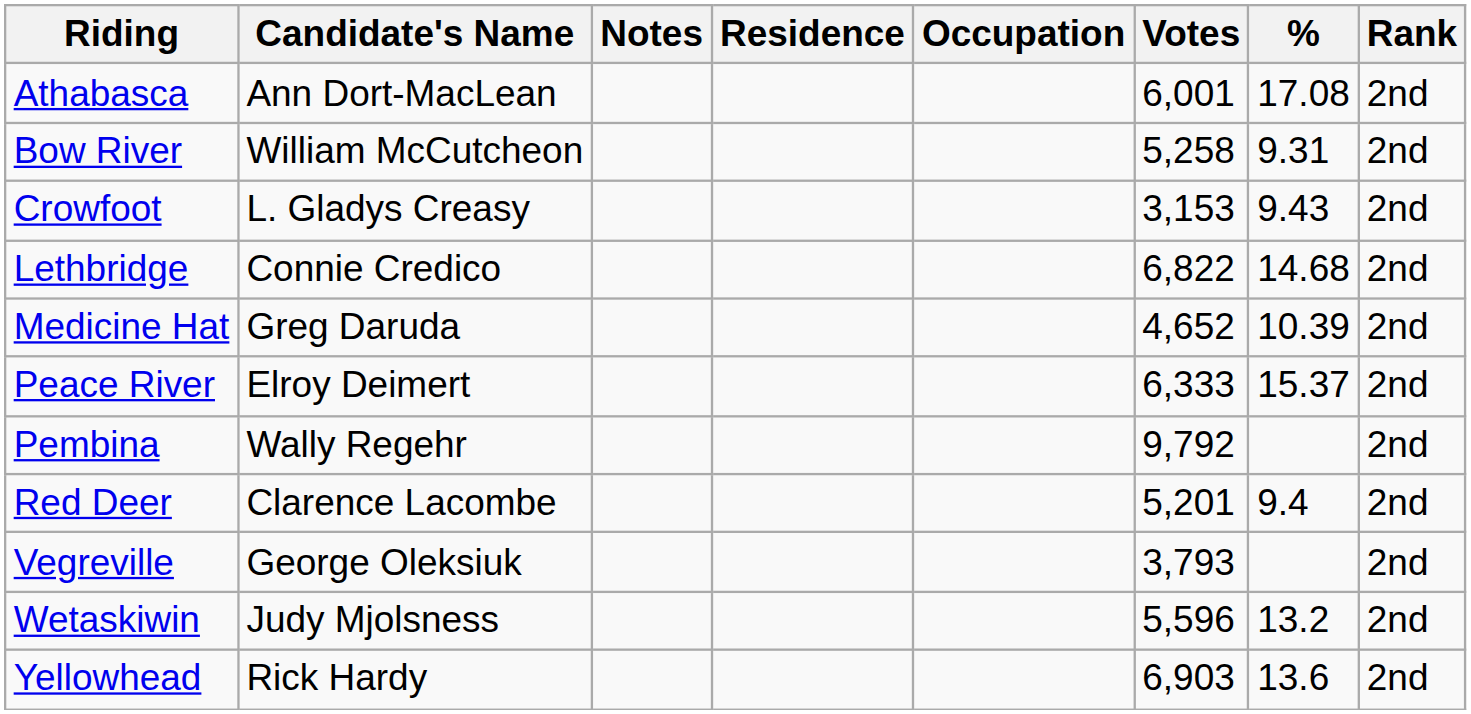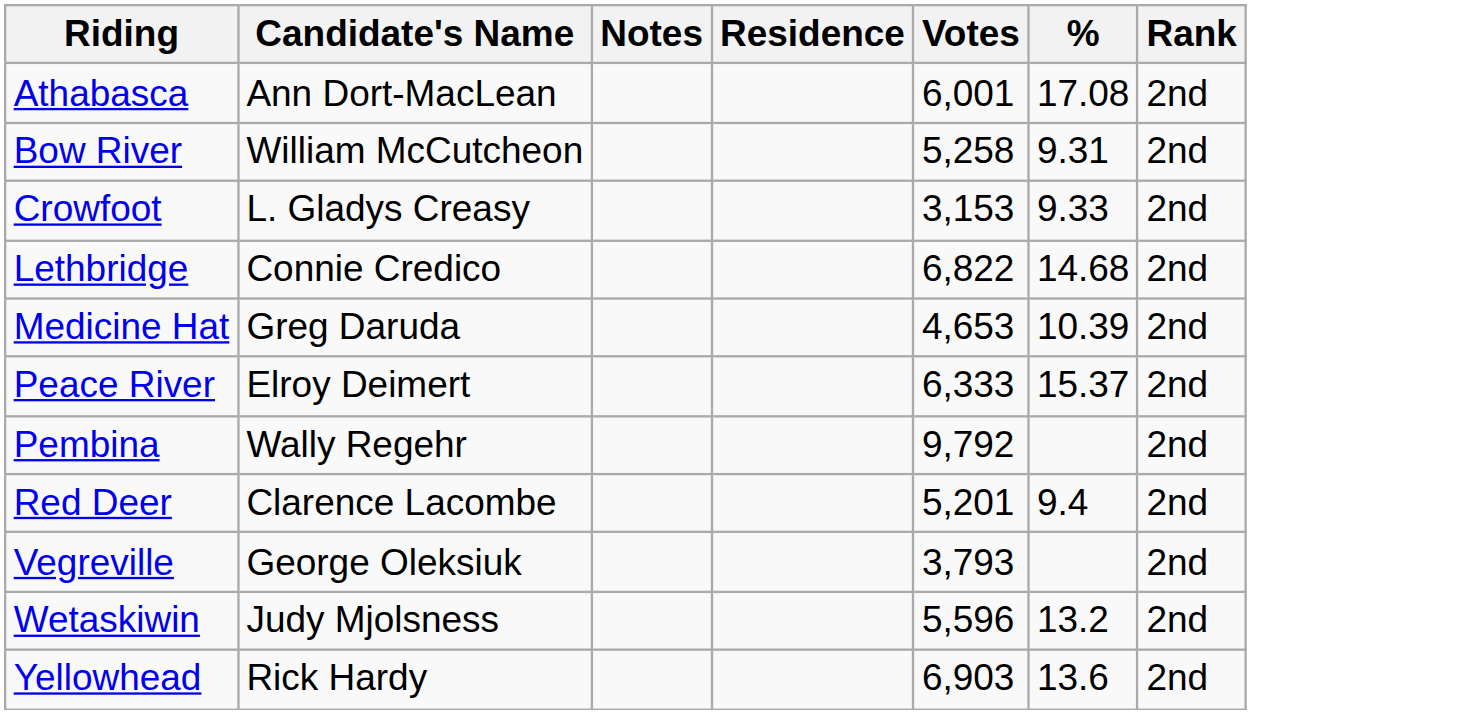- column: (1024, 33)
(1293, 209) 9.43 -> (1073, 209) 9.33
(1189, 326) 4,652 -> (968, 326) 4,653
